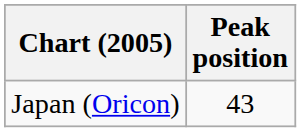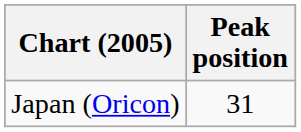(240, 103) 43 -> (240, 103) 31
